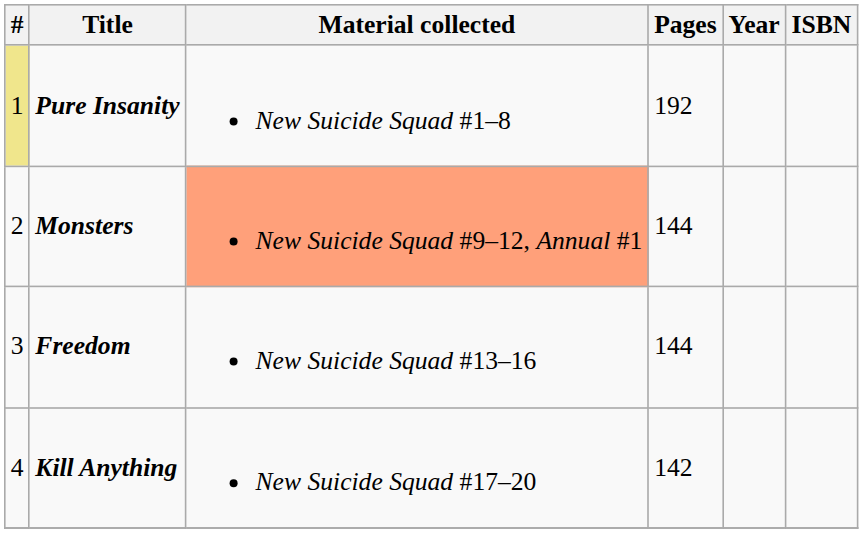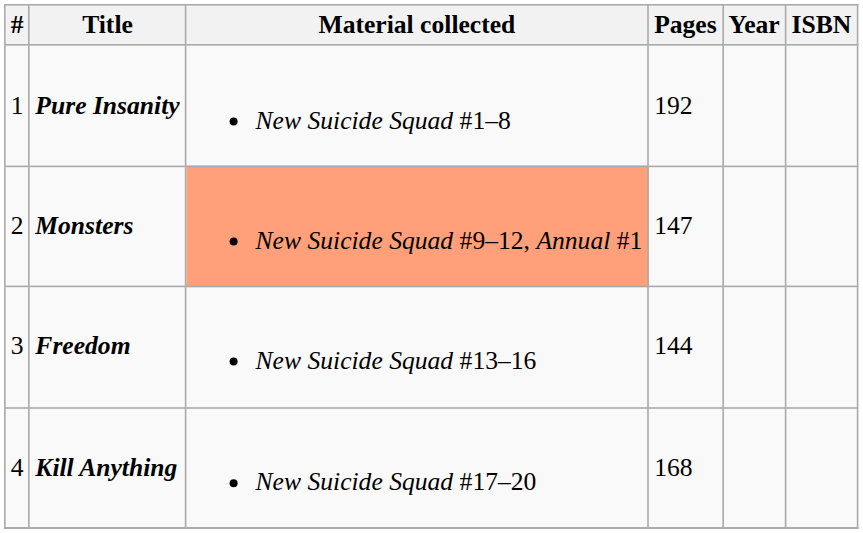(17, 105) khaki background -> (17, 105) no background
(673, 226) 144 -> (673, 226) 147
(673, 467) 142 -> (673, 467) 168
